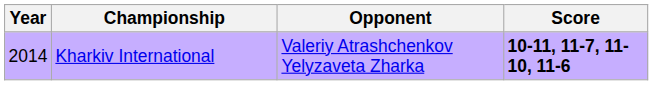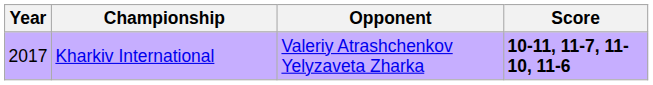(28, 55) 2014 -> (28, 55) 2017
